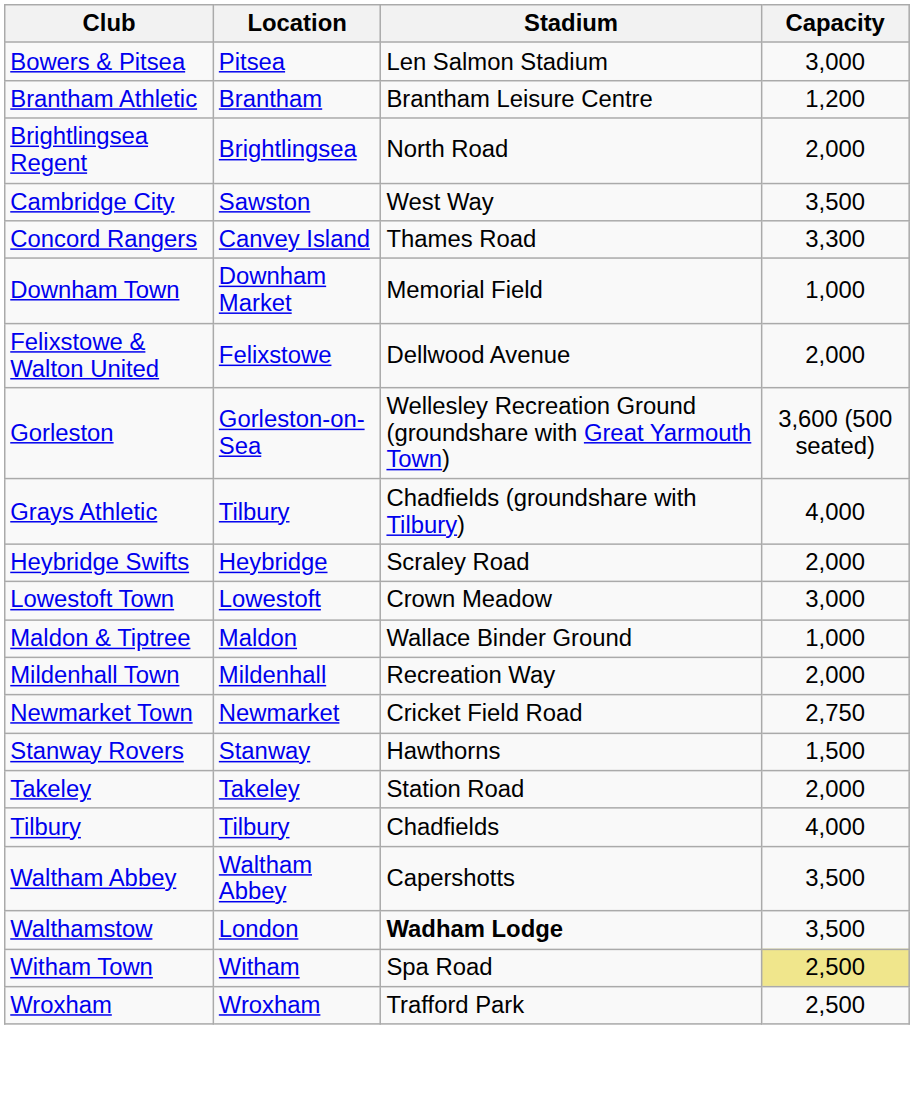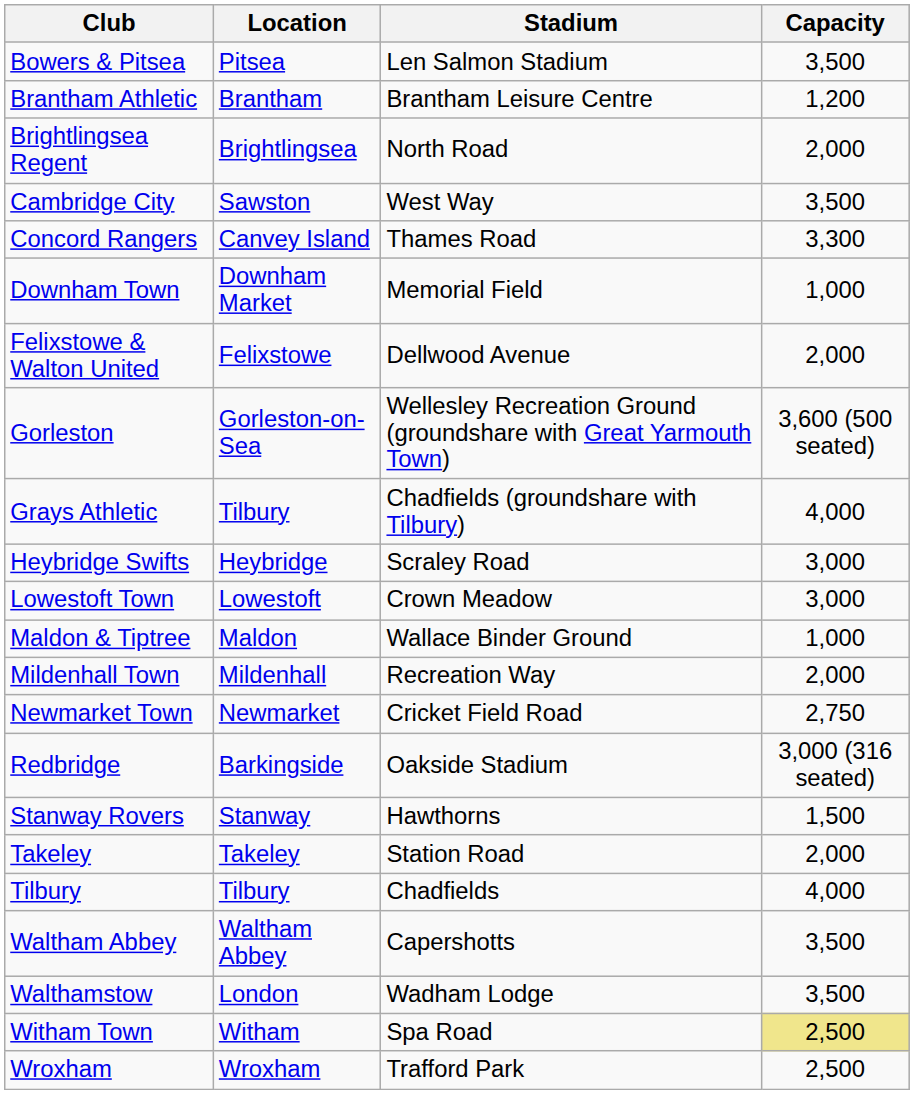(835, 61) 3,000 -> (835, 61) 3,500
(835, 562) 2,000 -> (835, 562) 3,000
+ row: (65, 764)
(475, 929) bold -> (470, 994) normal
